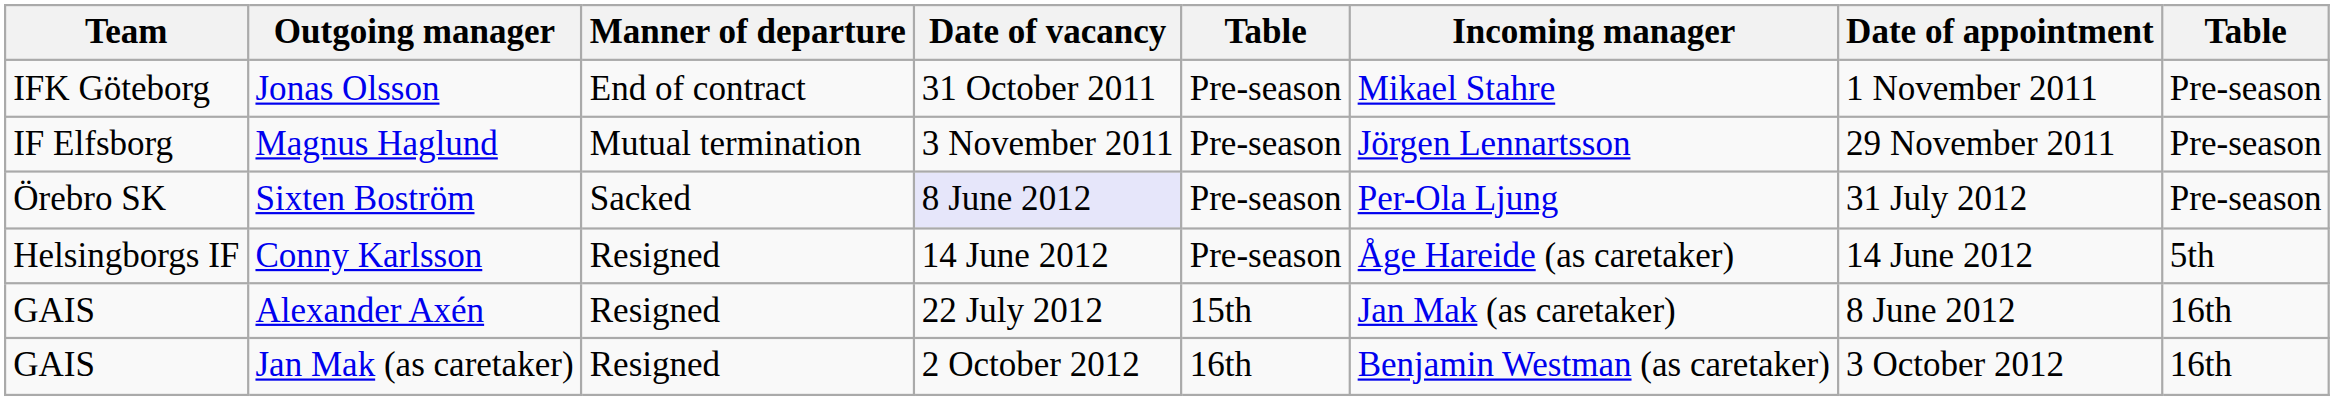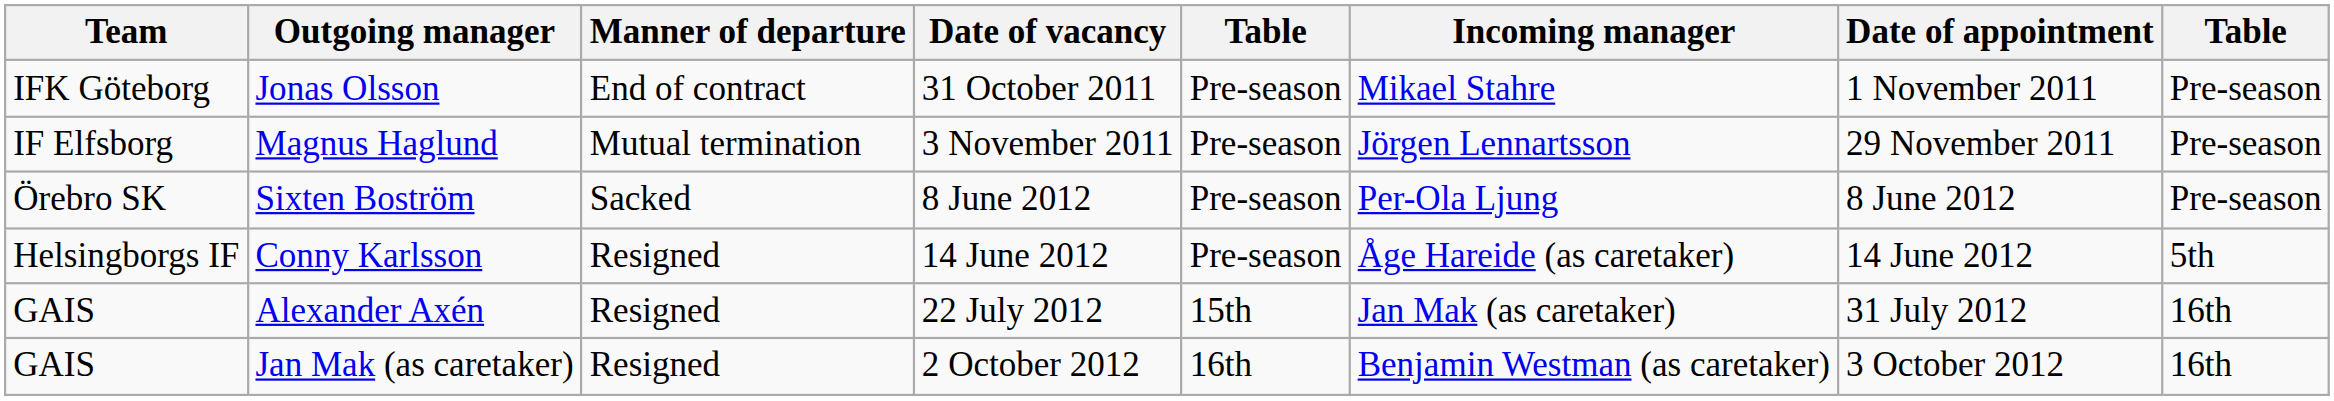(1007, 198) lavender background -> (1007, 198) no background
(1937, 198) 31 July 2012 -> (1931, 198) 8 June 2012
(1931, 310) 8 June 2012 -> (1937, 310) 31 July 2012
